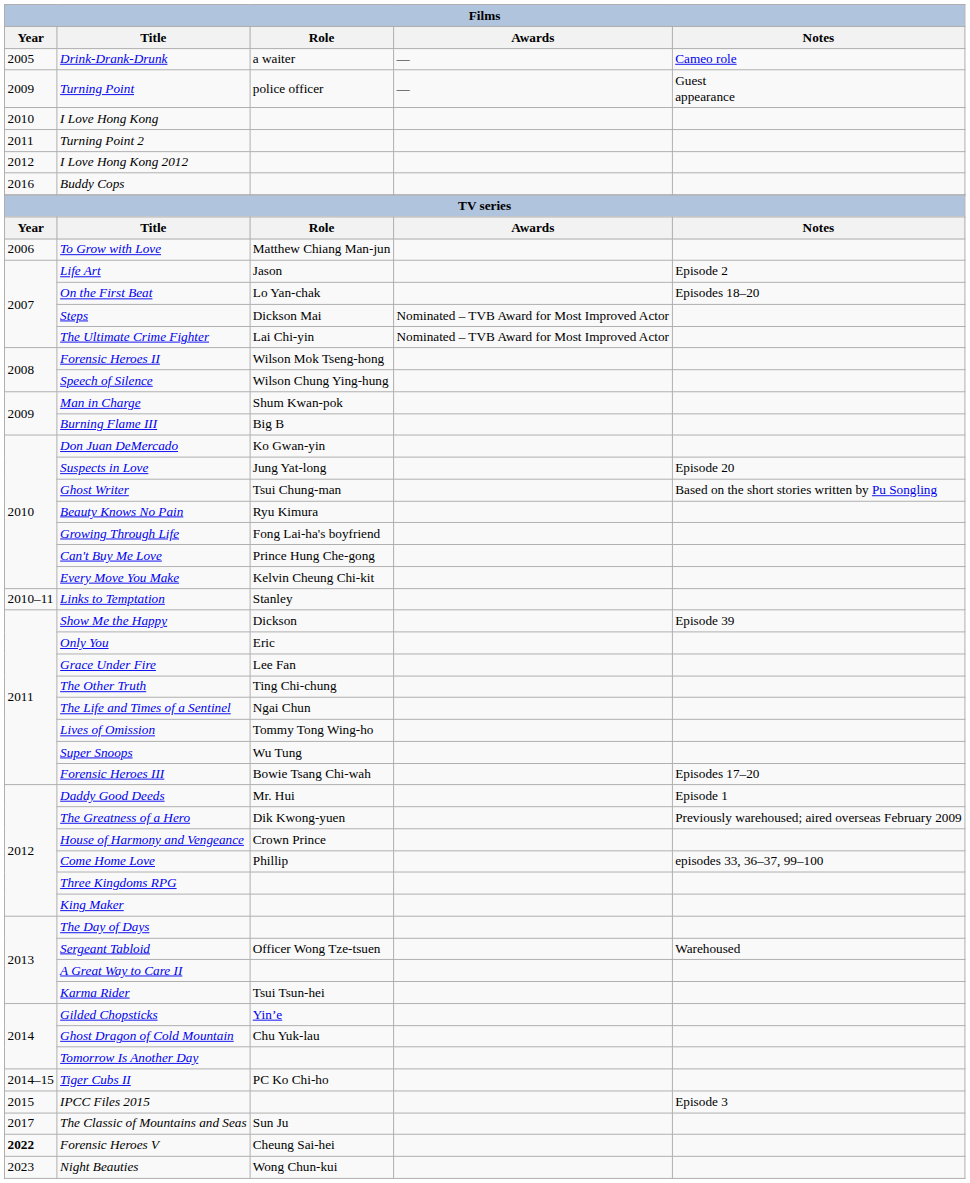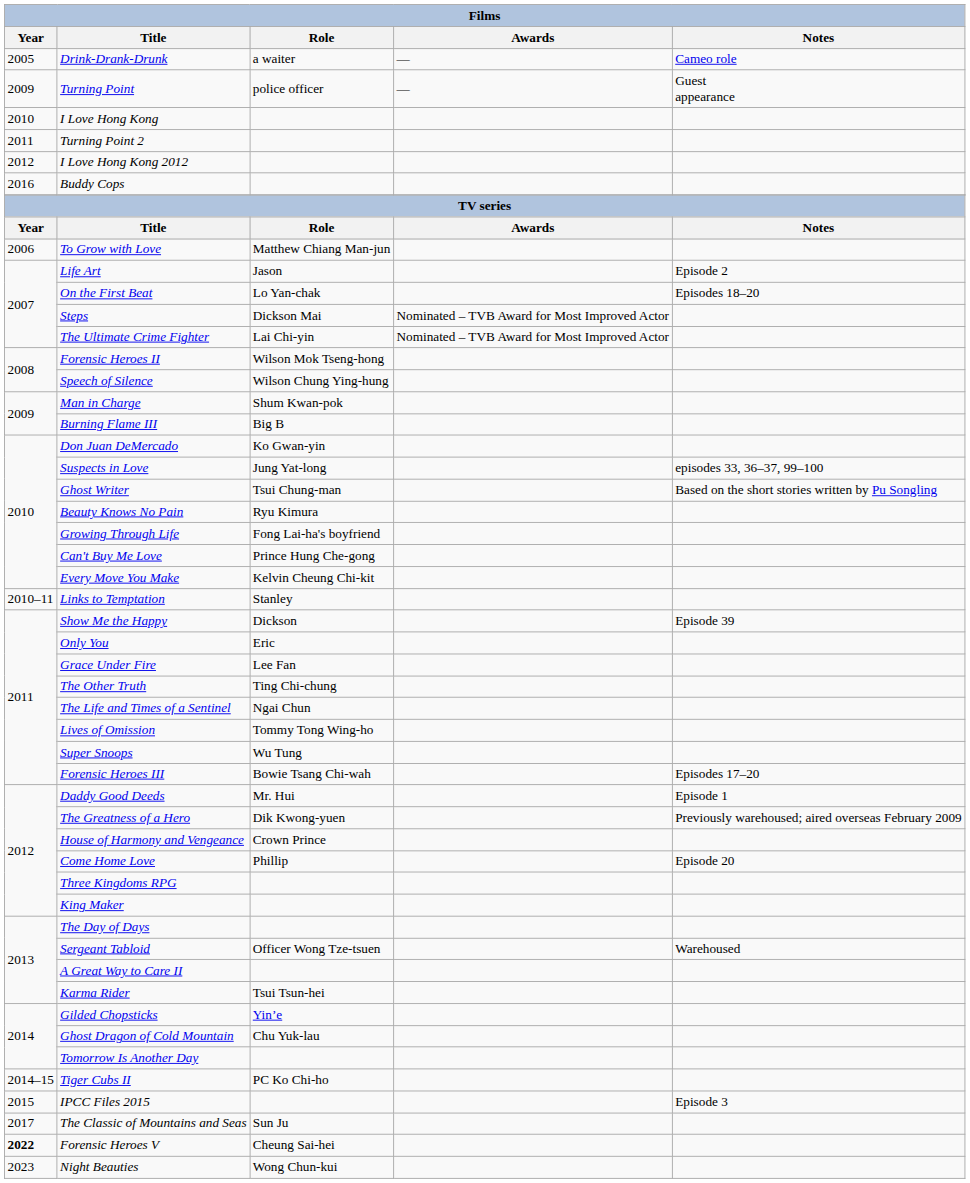(705, 468) Episode 20 -> (749, 468) episodes 33, 36–37, 99–100
(749, 861) episodes 33, 36–37, 99–100 -> (705, 861) Episode 20
